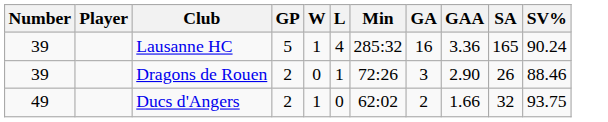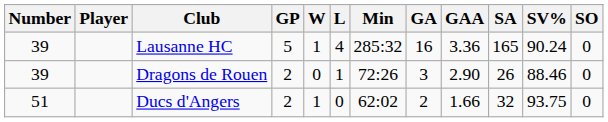+ column: (587, 18)
(40, 102) 49 -> (40, 102) 51
